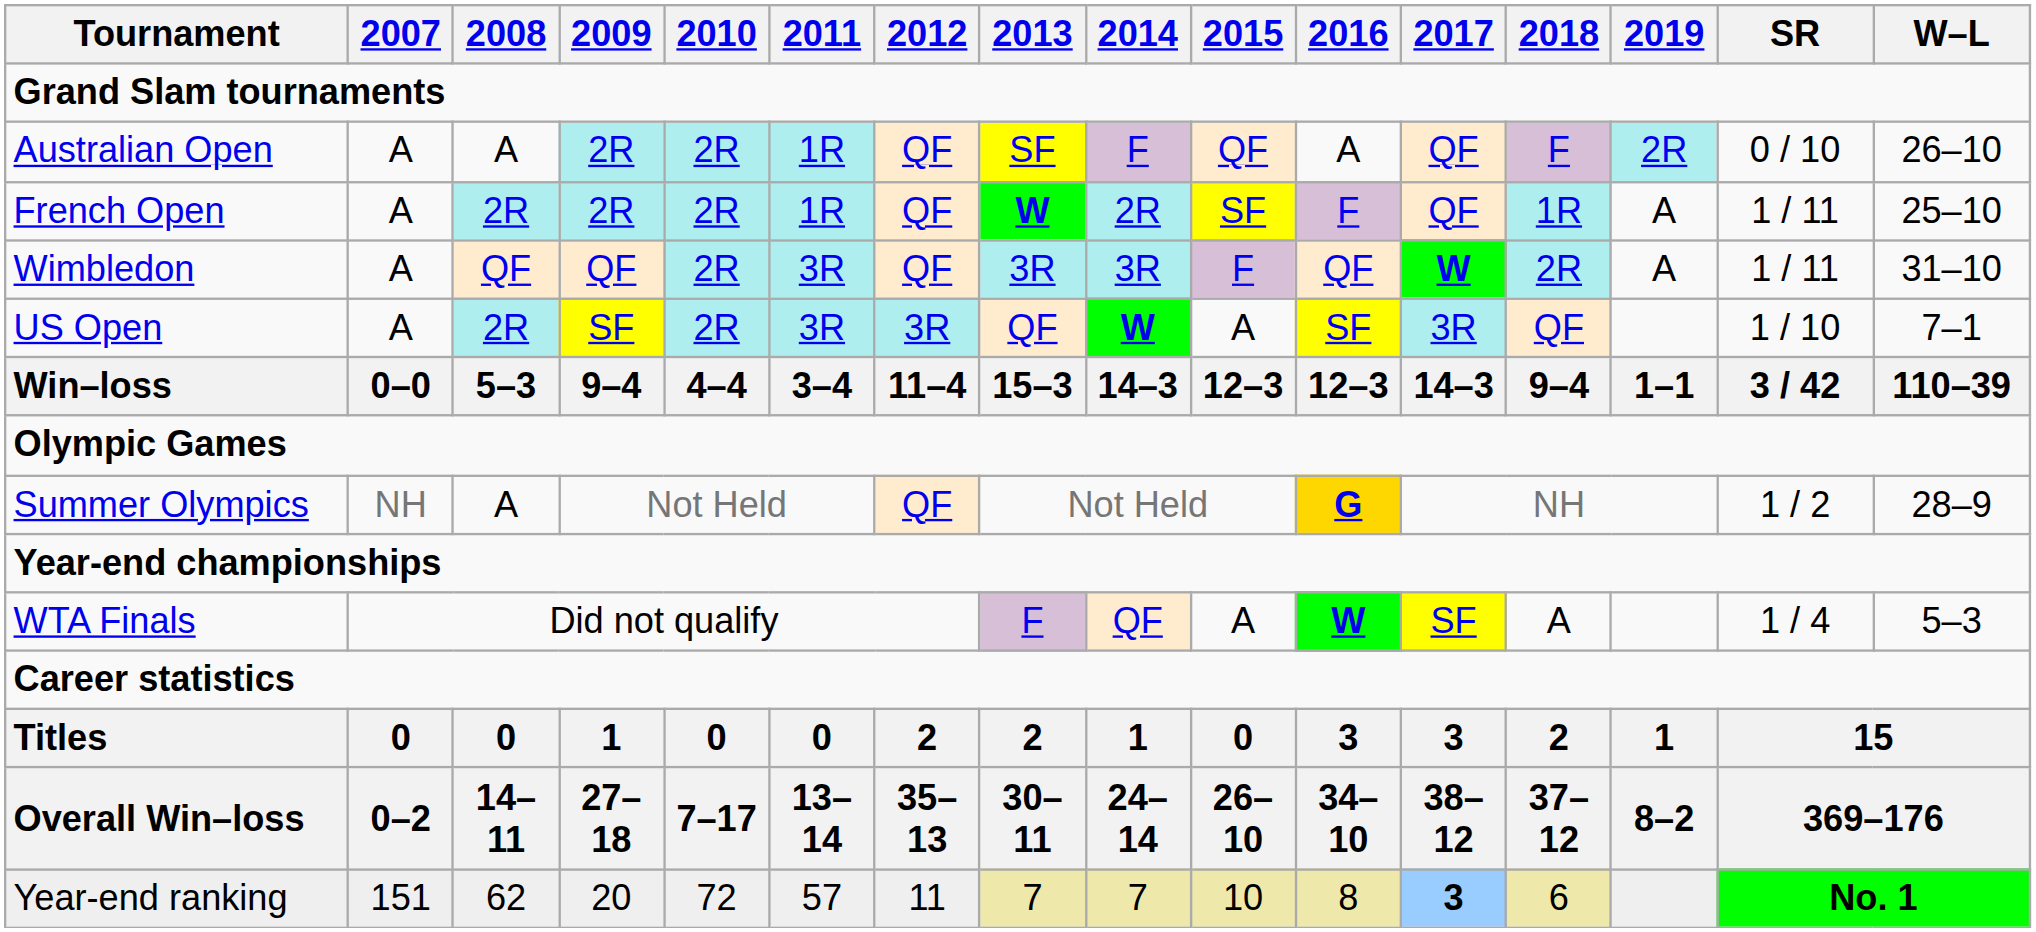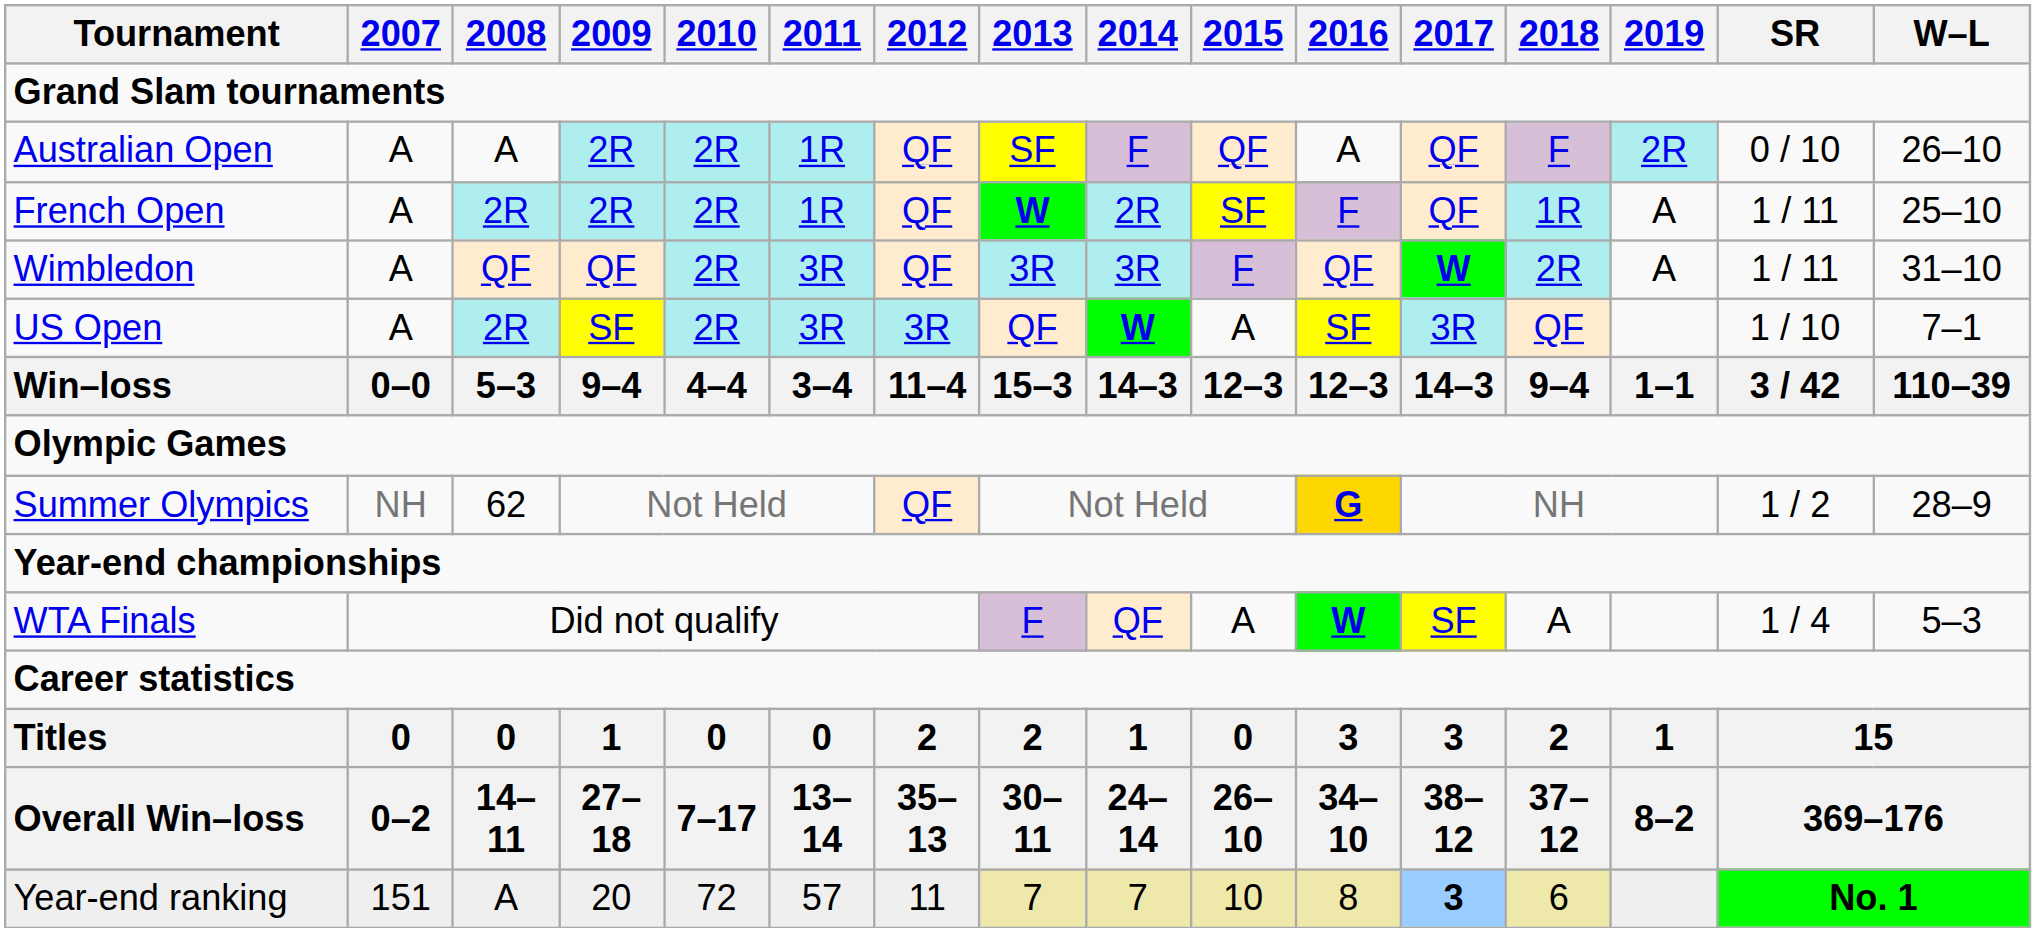(506, 502) A -> (506, 502) 62
(506, 896) 62 -> (506, 896) A
